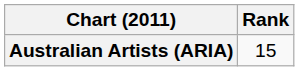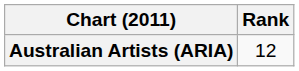(266, 50) 15 -> (266, 50) 12
